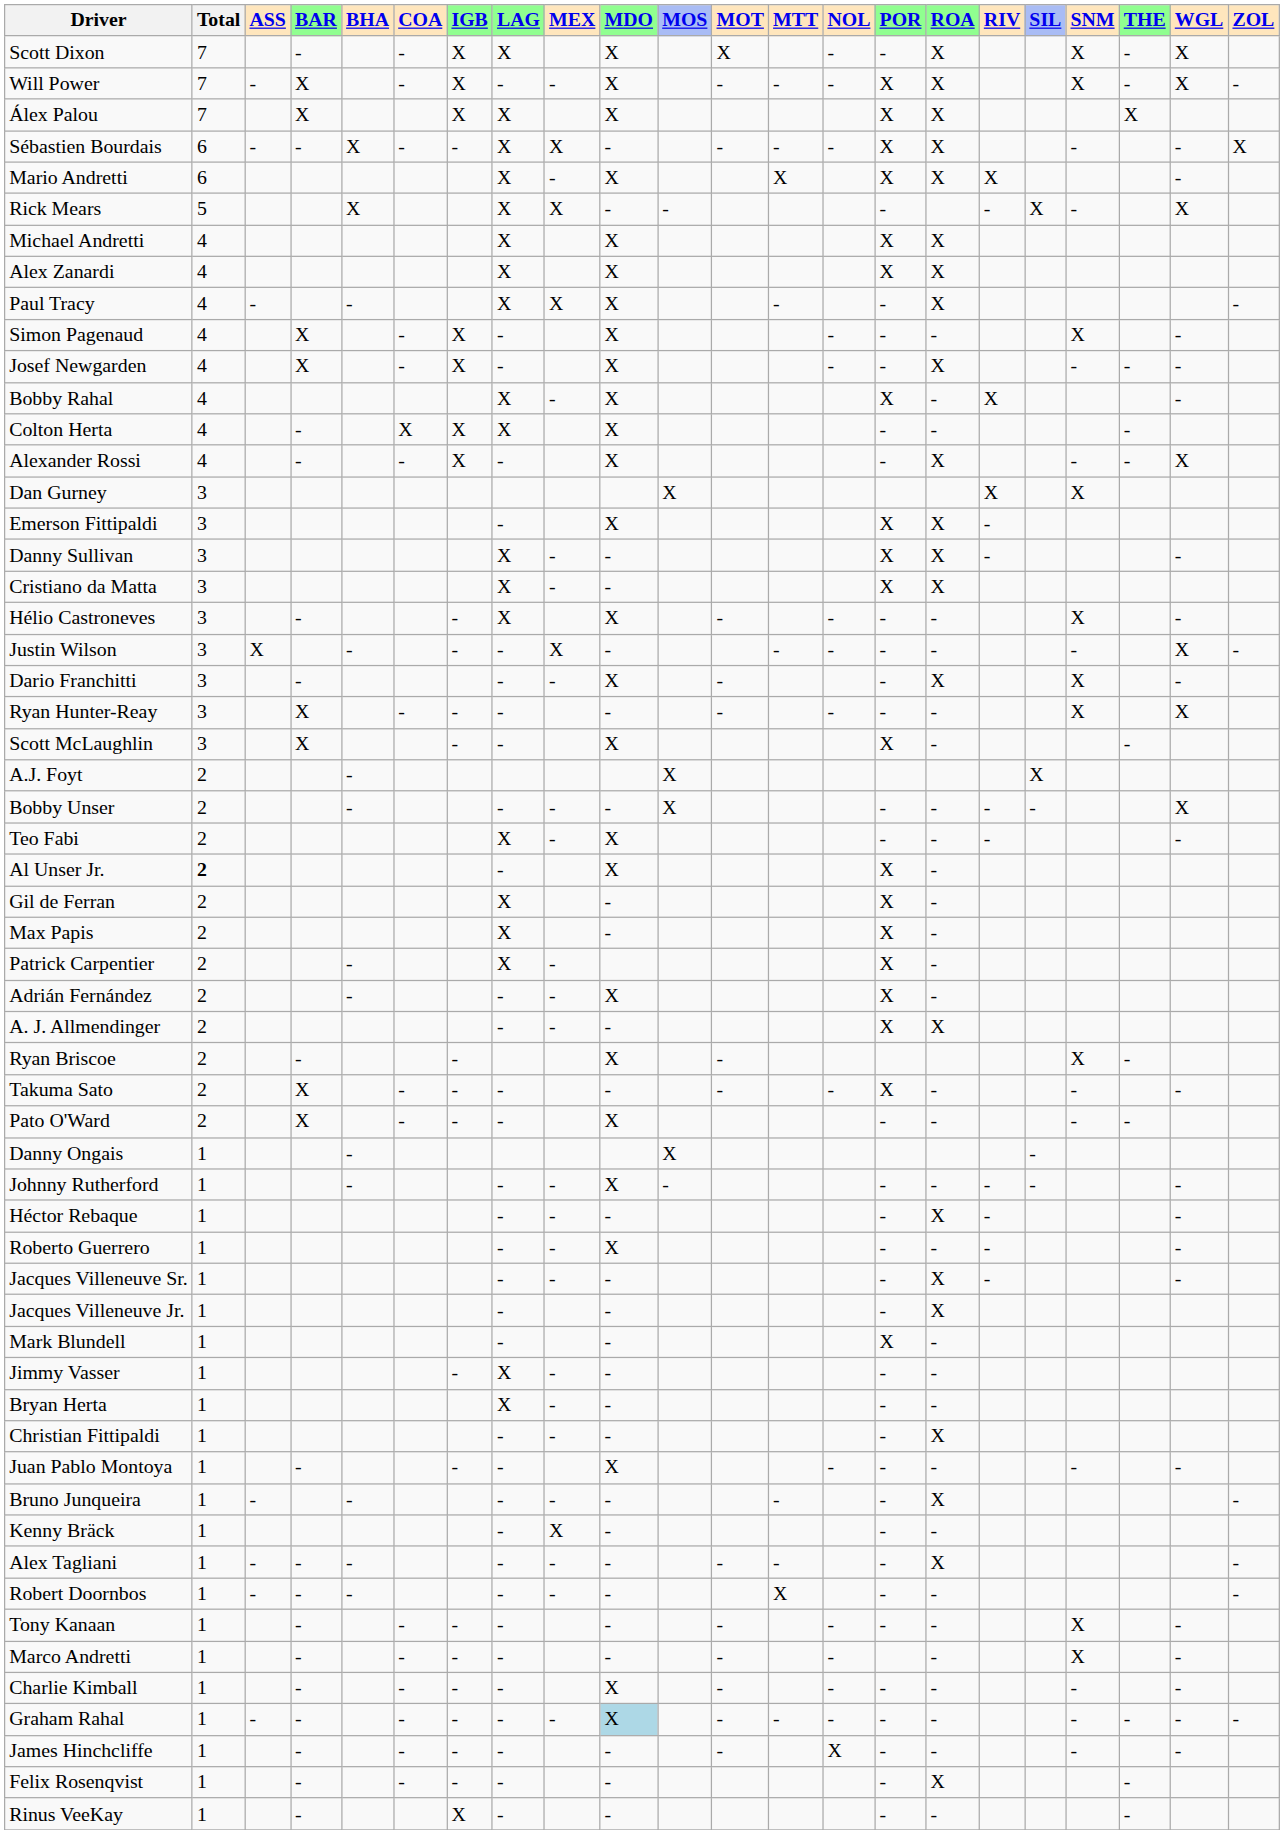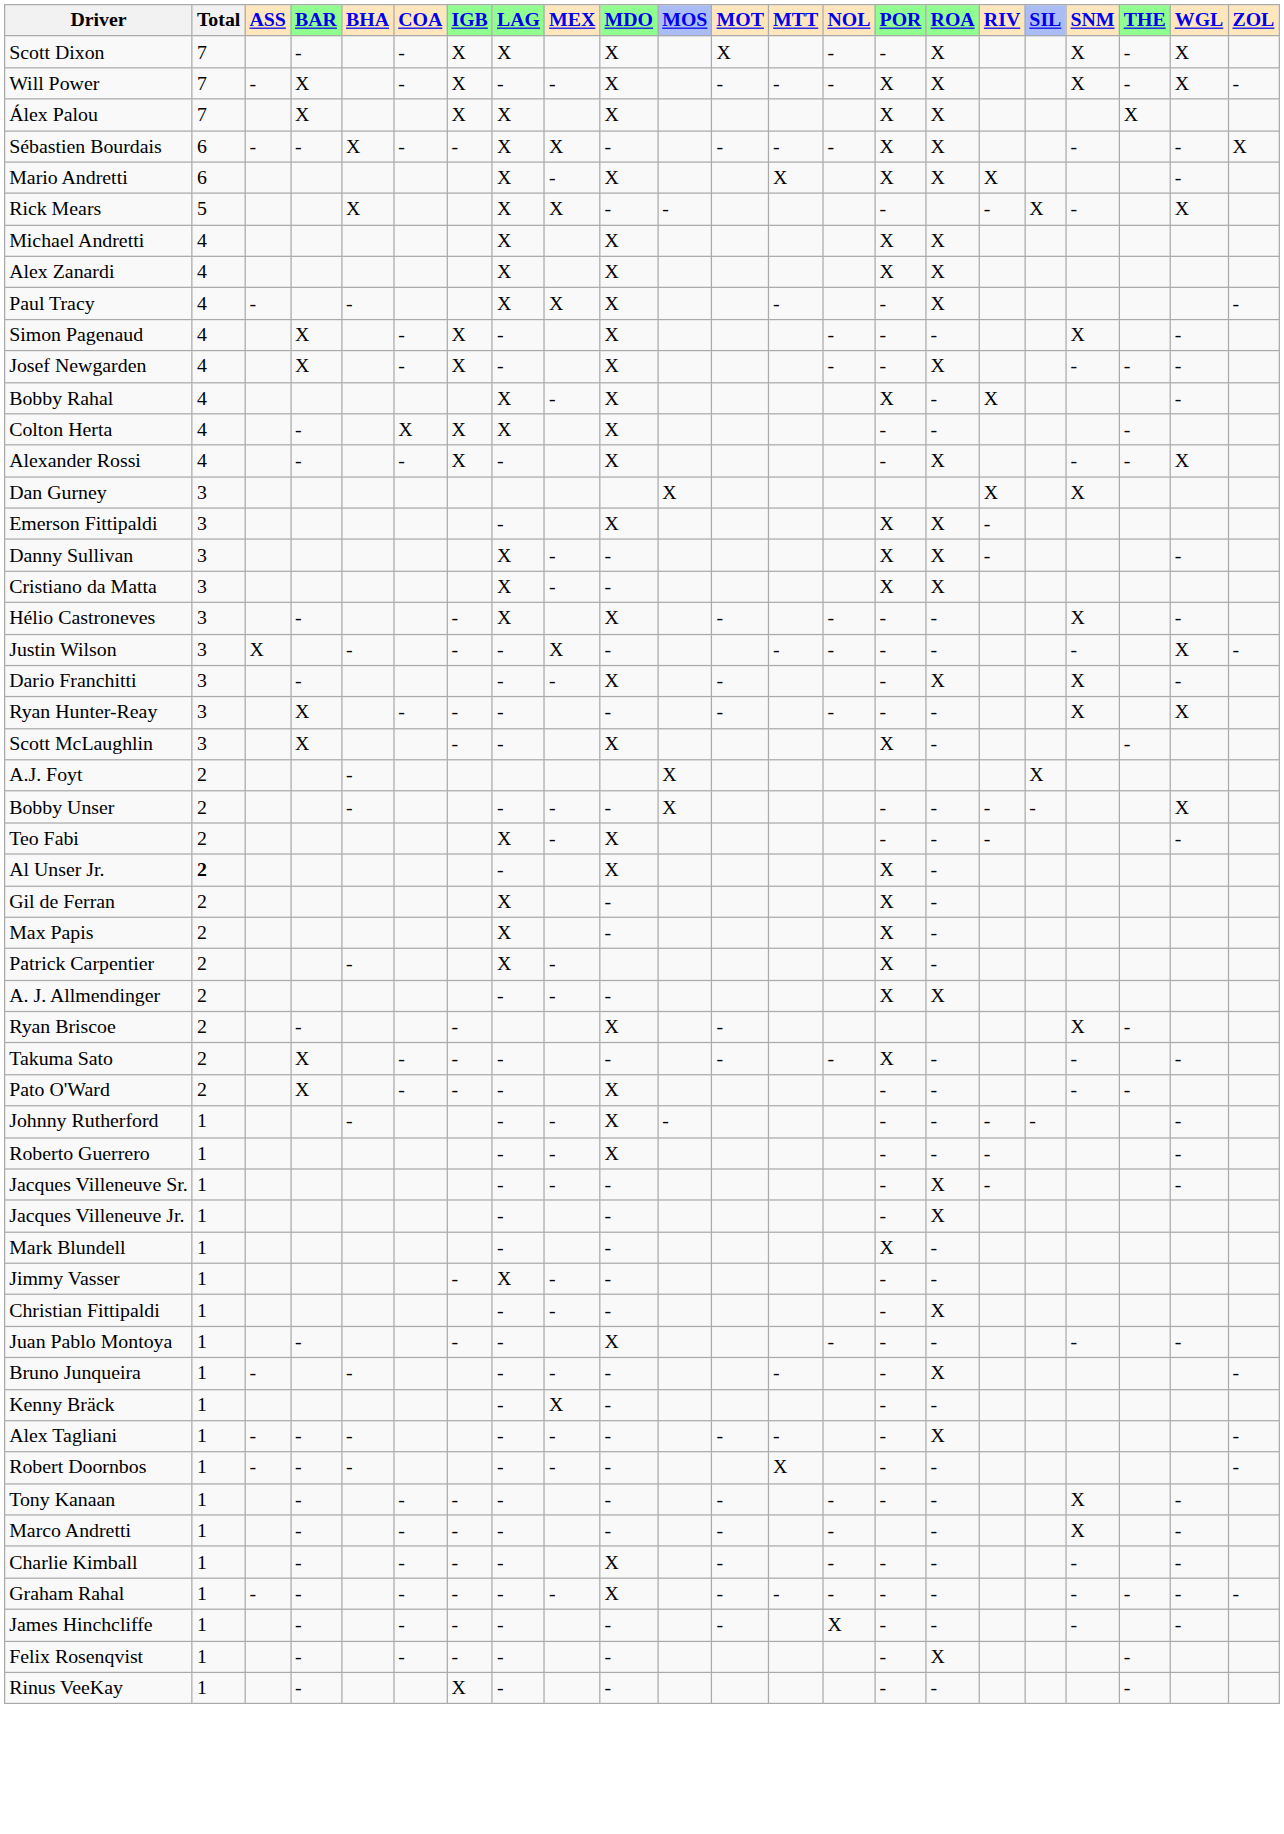- row: (81, 995)
- row: (66, 1152)
- row: (73, 1215)
- row: (58, 1404)
(612, 1719) lightblue background -> (612, 1593) no background
